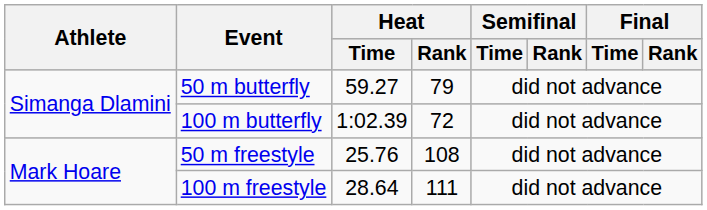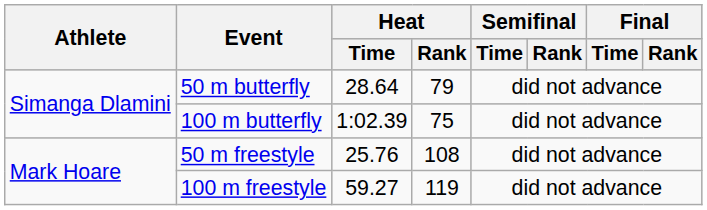(372, 87) 59.27 -> (372, 87) 28.64
(442, 121) 72 -> (442, 121) 75
(372, 188) 28.64 -> (372, 188) 59.27
(442, 188) 111 -> (442, 188) 119
